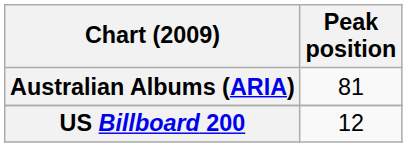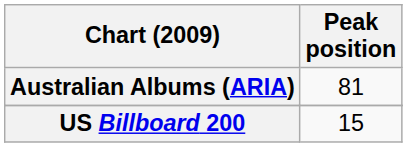(351, 123) 12 -> (351, 123) 15
